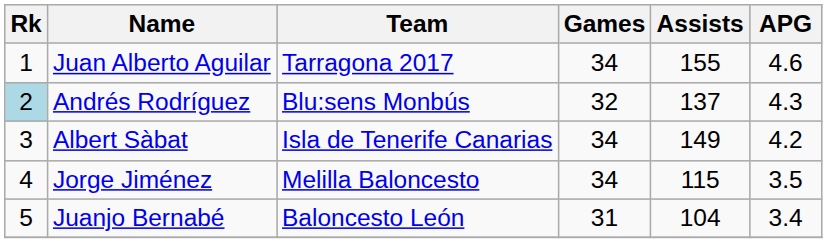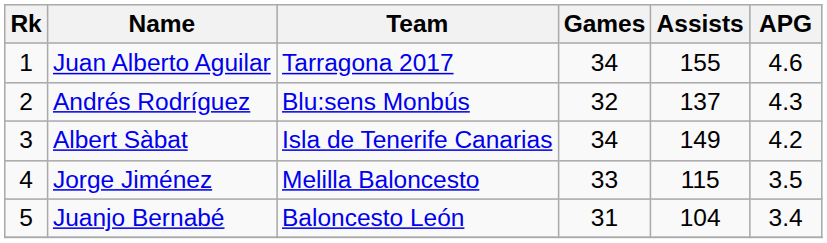(26, 101) lightblue background -> (26, 101) no background
(604, 179) 34 -> (604, 179) 33
